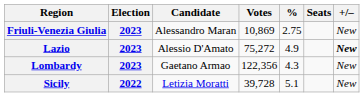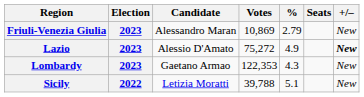(292, 30) 2.75 -> (292, 30) 2.79
(259, 65) 122,356 -> (259, 65) 122,353
(259, 83) 39,728 -> (259, 83) 39,788
